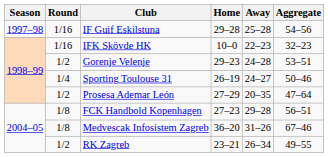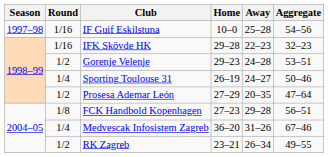(227, 29) 29–28 -> (227, 29) 10–0
(227, 45) 10–0 -> (227, 45) 29–28
(63, 128) 1/8 -> (63, 128) 1/4
